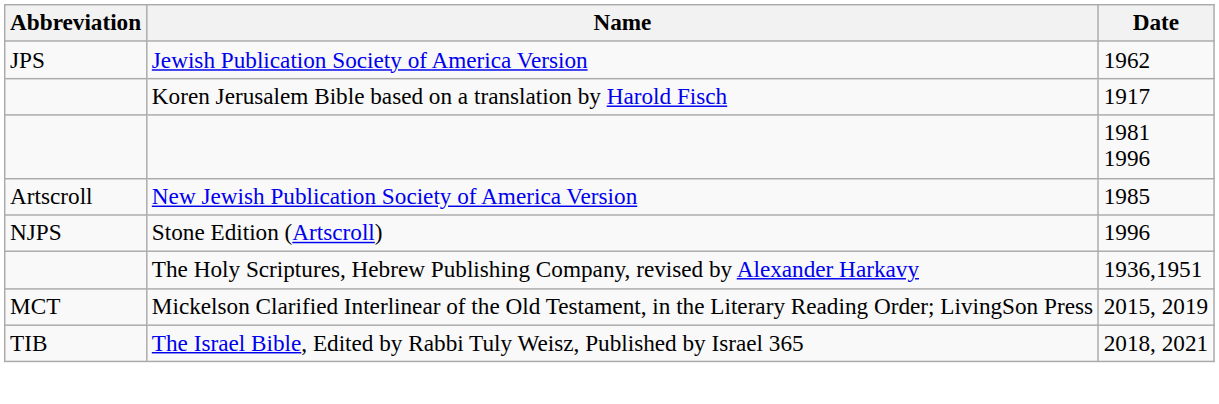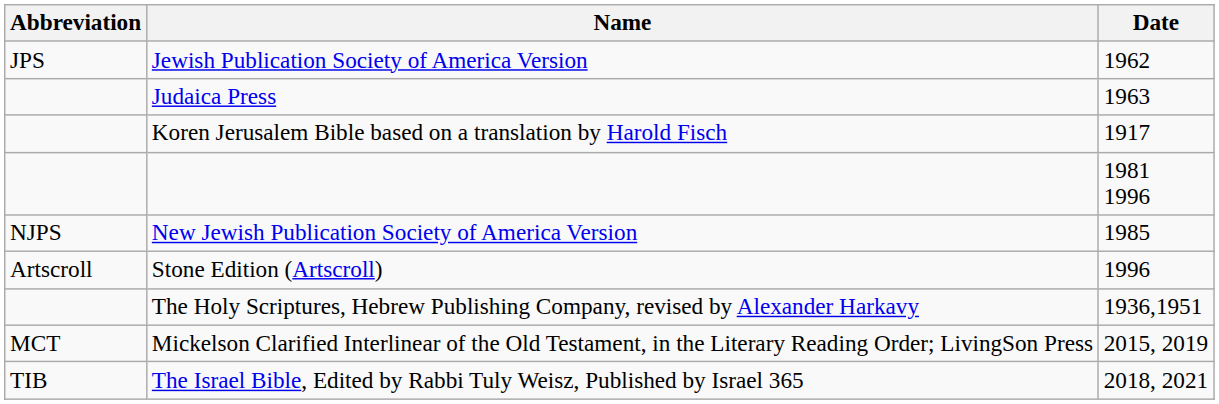+ row: (214, 96)
(51, 196) Artscroll -> (36, 232) NJPS
(36, 232) NJPS -> (51, 269) Artscroll
